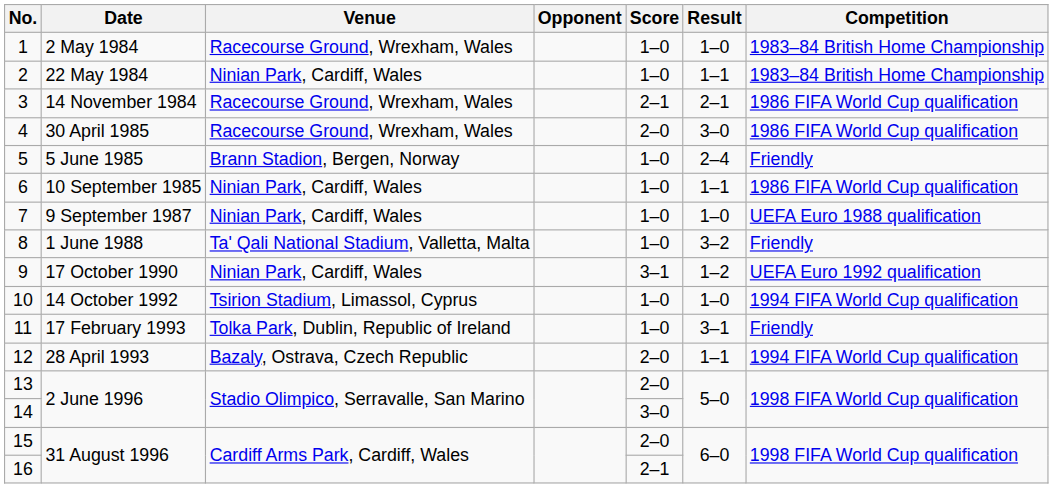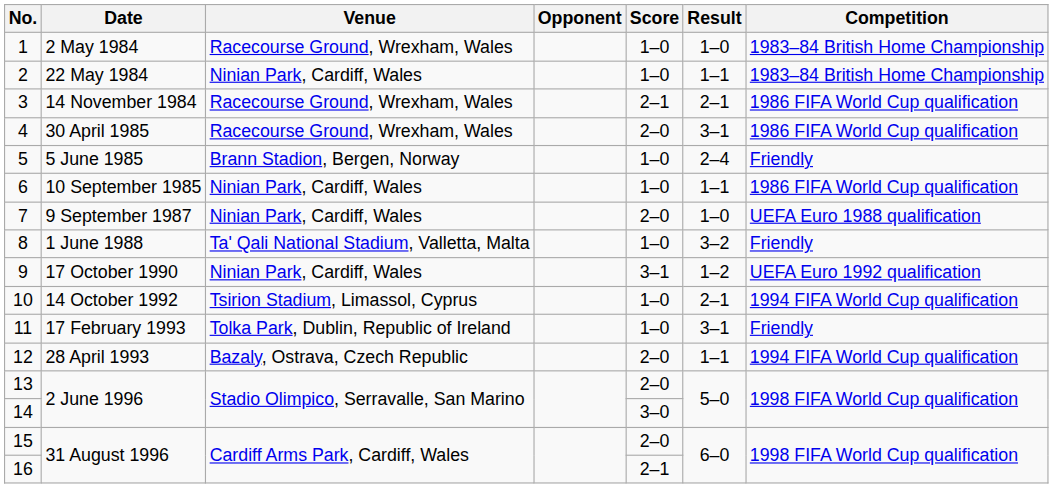(714, 131) 3–0 -> (714, 131) 3–1
(654, 215) 1–0 -> (654, 215) 2–0
(714, 300) 1–0 -> (714, 300) 2–1
